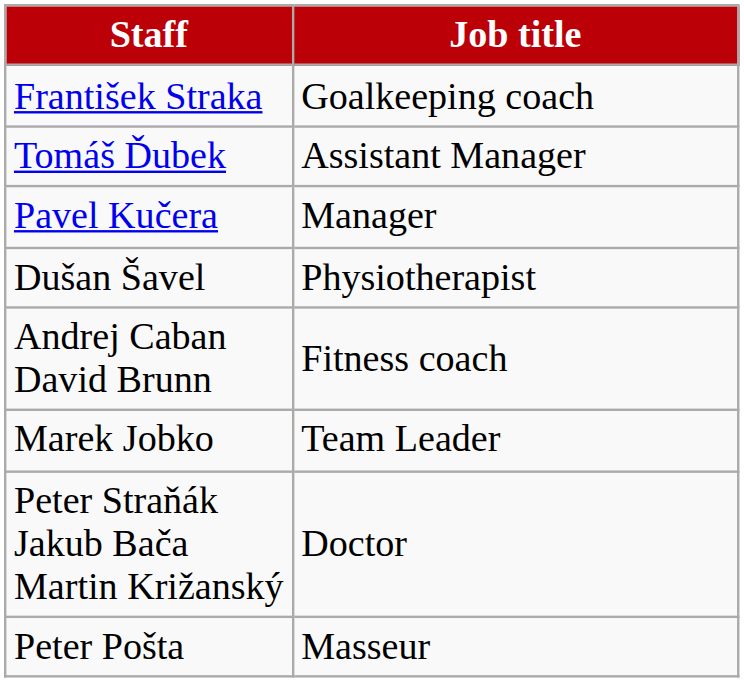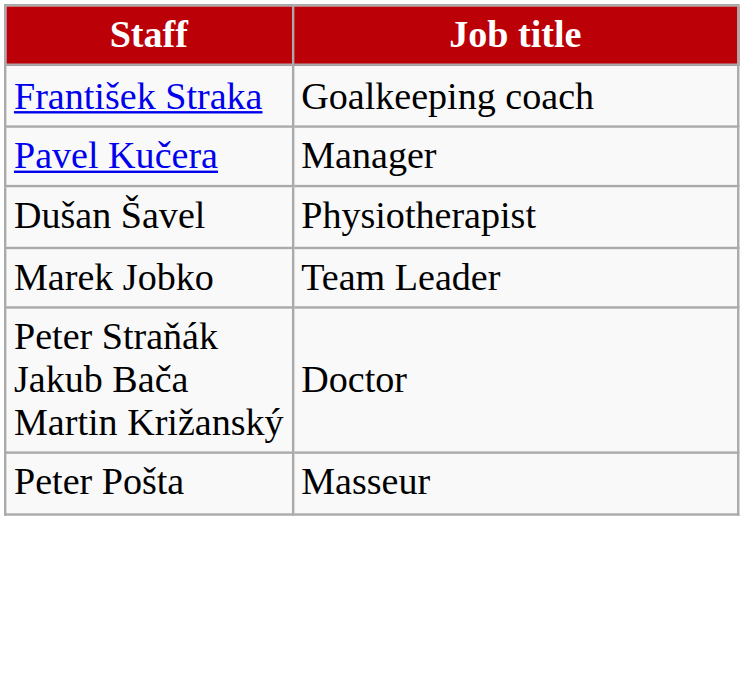- row: (120, 155)
- row: (120, 358)
